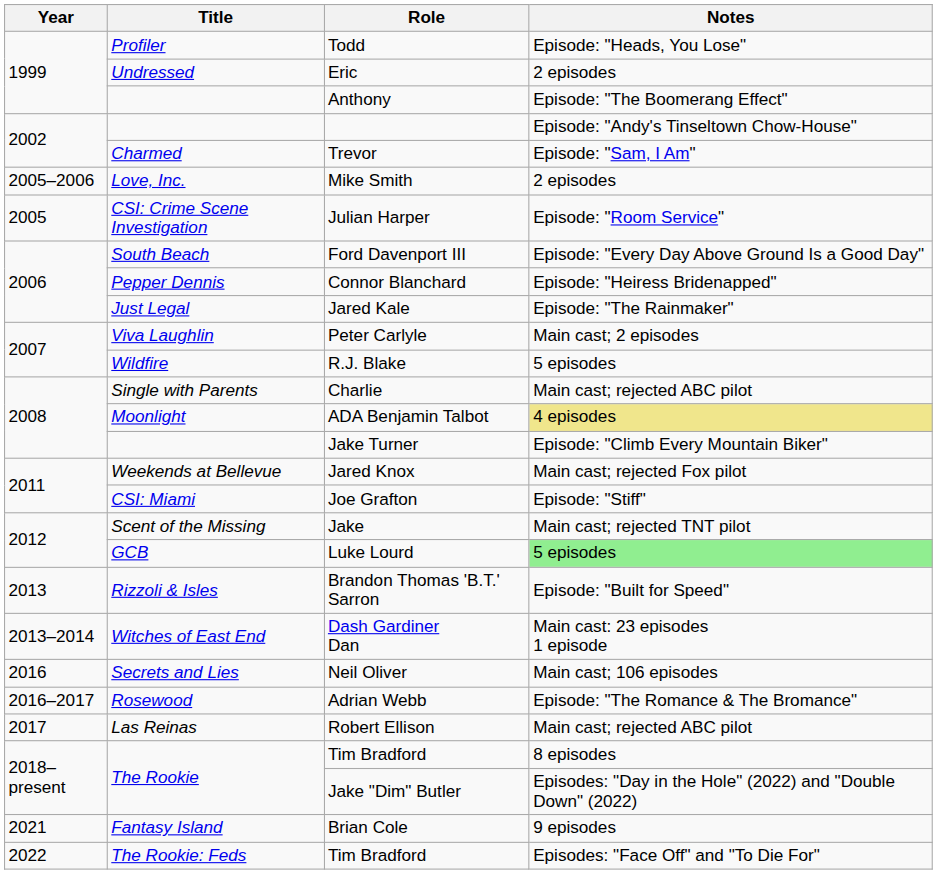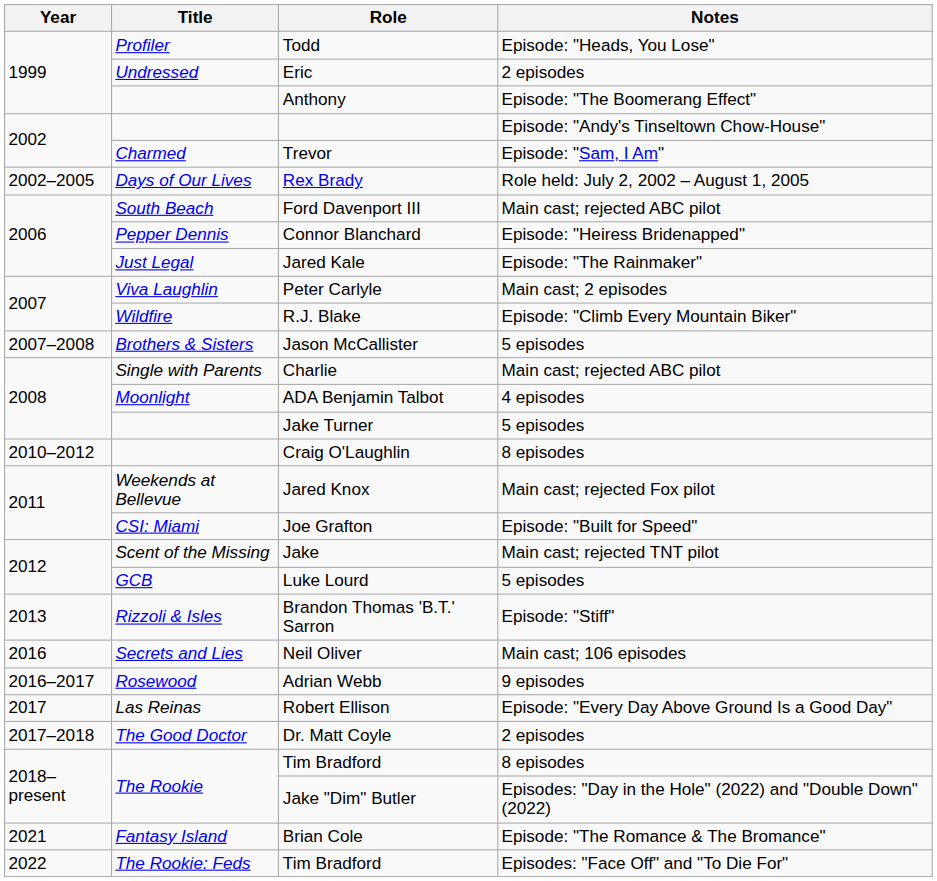+ row: (183, 180)
- row: (148, 180)
- row: (180, 217)
(729, 254) Episode: "Every Day Above Ground Is a Good Day" -> (611, 208) Main cast; rejected ABC pilot
(575, 363) 5 episodes -> (649, 316) Episode: "Climb Every Mountain Biker"
+ row: (184, 343)
(575, 417) khaki background -> (543, 398) no background
(681, 444) Episode: "Climb Every Mountain Biker" -> (543, 425) 5 episodes
+ row: (195, 453)
(589, 498) Episode: "Stiff" -> (599, 526) Episode: "Built for Speed"
(575, 553) lightgreen background -> (543, 580) no background
(631, 589) Episode: "Built for Speed" -> (558, 617) Episode: "Stiff"
- row: (188, 636)
(695, 700) Episode: "The Romance & The Bromance" -> (543, 681) 9 episodes
(643, 727) Main cast; rejected ABC pilot -> (697, 708) Episode: "Every Day Above Ground Is a Good Day"
+ row: (181, 735)
(575, 828) 9 episodes -> (664, 836) Episode: "The Romance & The Bromance"
